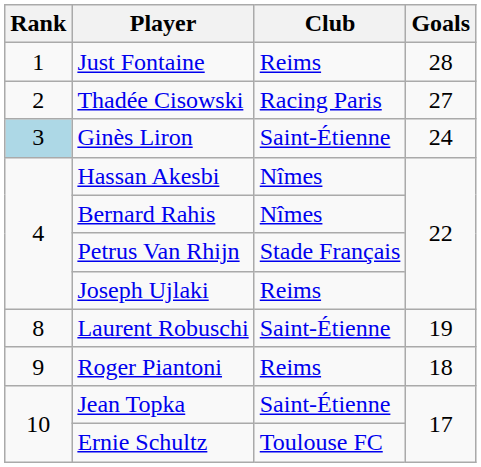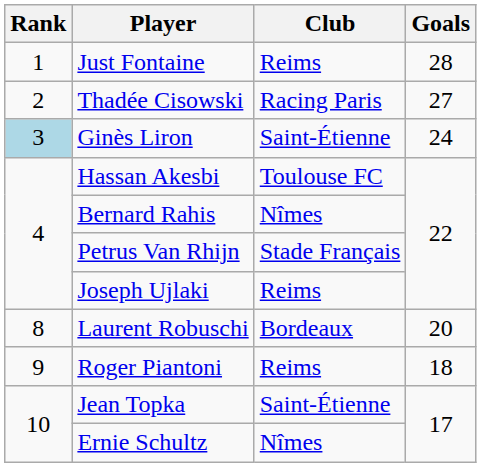(291, 175) Nîmes -> (321, 175) Toulouse FC
(325, 328) Saint-Étienne -> (306, 328) Bordeaux
(441, 328) 19 -> (441, 328) 20
(321, 442) Toulouse FC -> (291, 442) Nîmes
